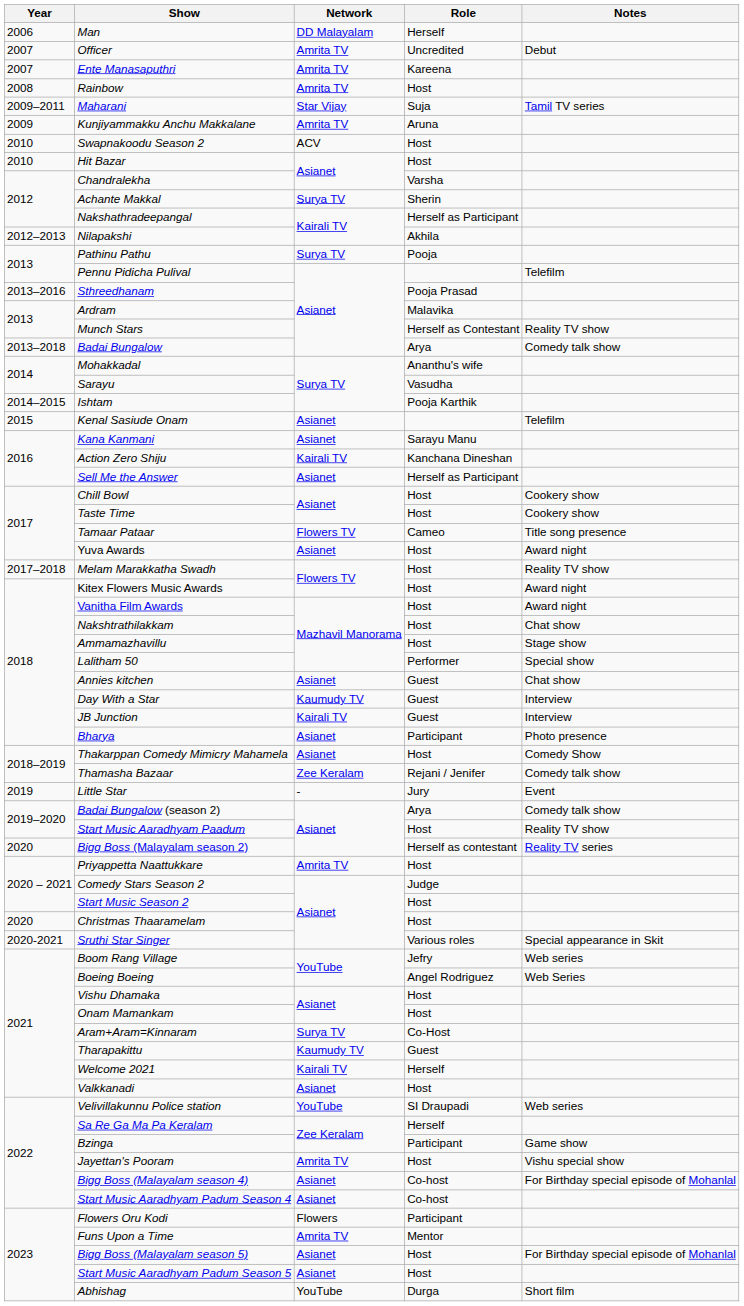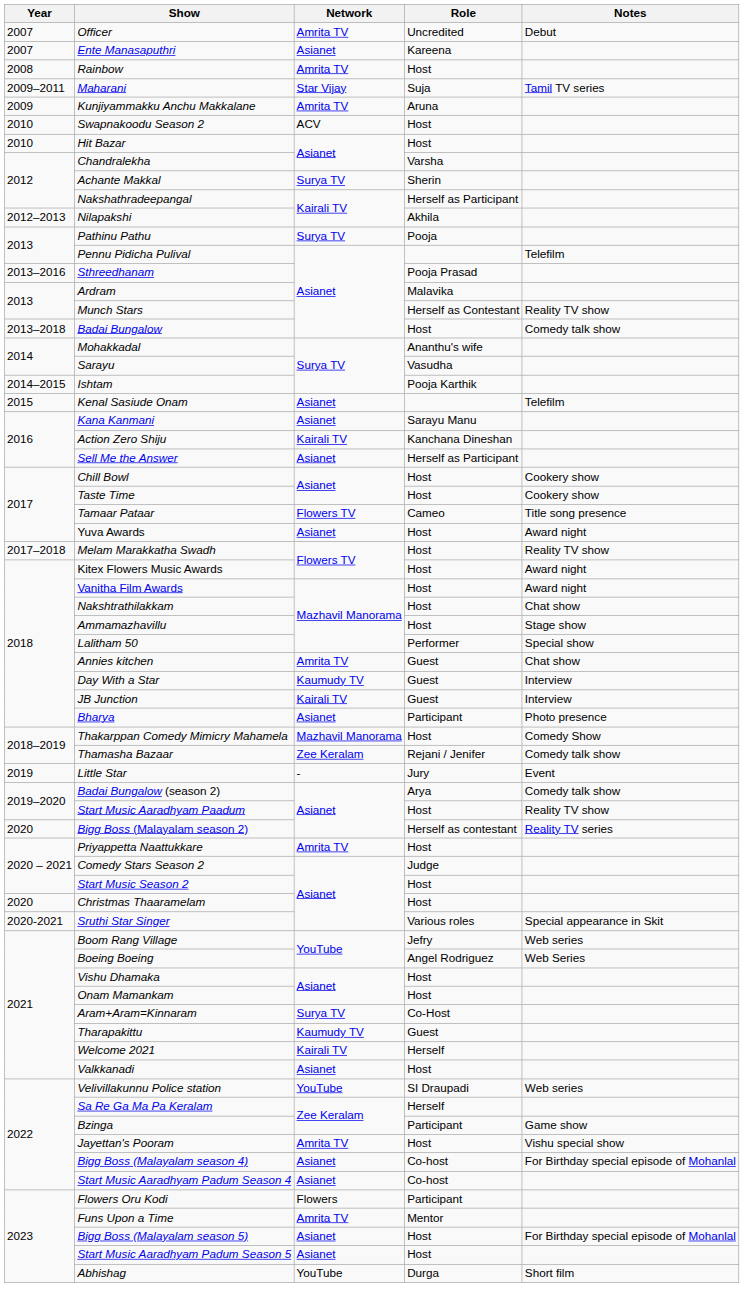- row: (89, 32)
(322, 69) Amrita TV -> (316, 50) Asianet
(419, 347) Arya -> (419, 328) Host
(316, 680) Asianet -> (322, 662) Amrita TV
(316, 754) Asianet -> (349, 736) Mazhavil Manorama
